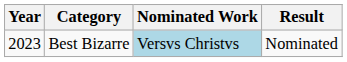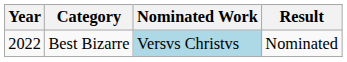(25, 43) 2023 -> (25, 43) 2022
